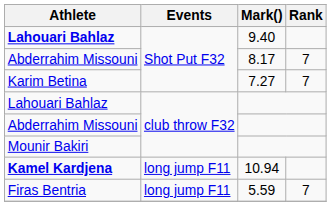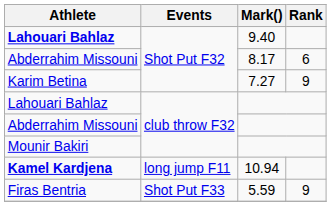(306, 59) 7 -> (306, 59) 6
(306, 81) 7 -> (306, 81) 9
(187, 191) long jump F11 -> (184, 191) Shot Put F33
(306, 191) 7 -> (306, 191) 9
